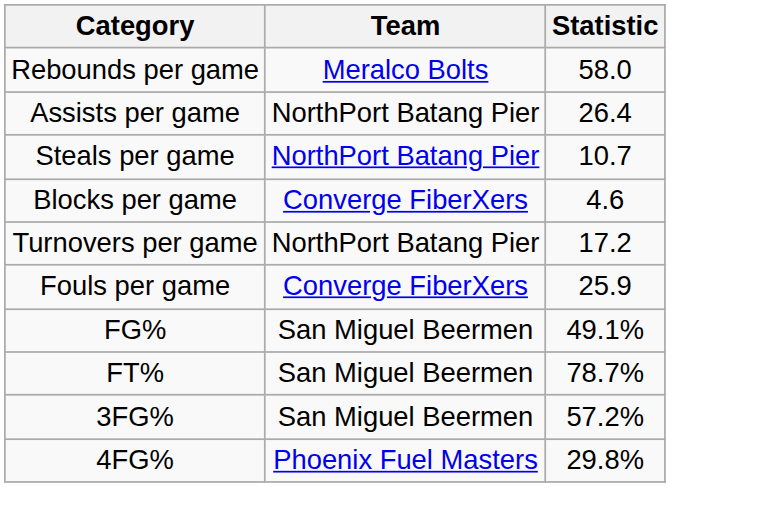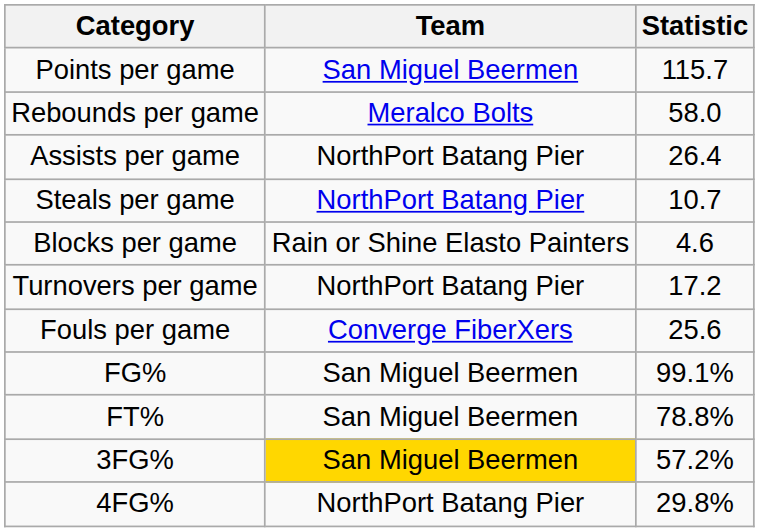+ row: (135, 69)
(406, 199) Converge FiberXers -> (450, 243) Rain or Shine Elasto Painters
(605, 286) 25.9 -> (695, 329) 25.6
(605, 329) 49.1% -> (695, 373) 99.1%
(605, 373) 78.7% -> (695, 416) 78.8%
(406, 416) no background -> (450, 460) gold background
(406, 460) Phoenix Fuel Masters -> (450, 503) NorthPort Batang Pier
